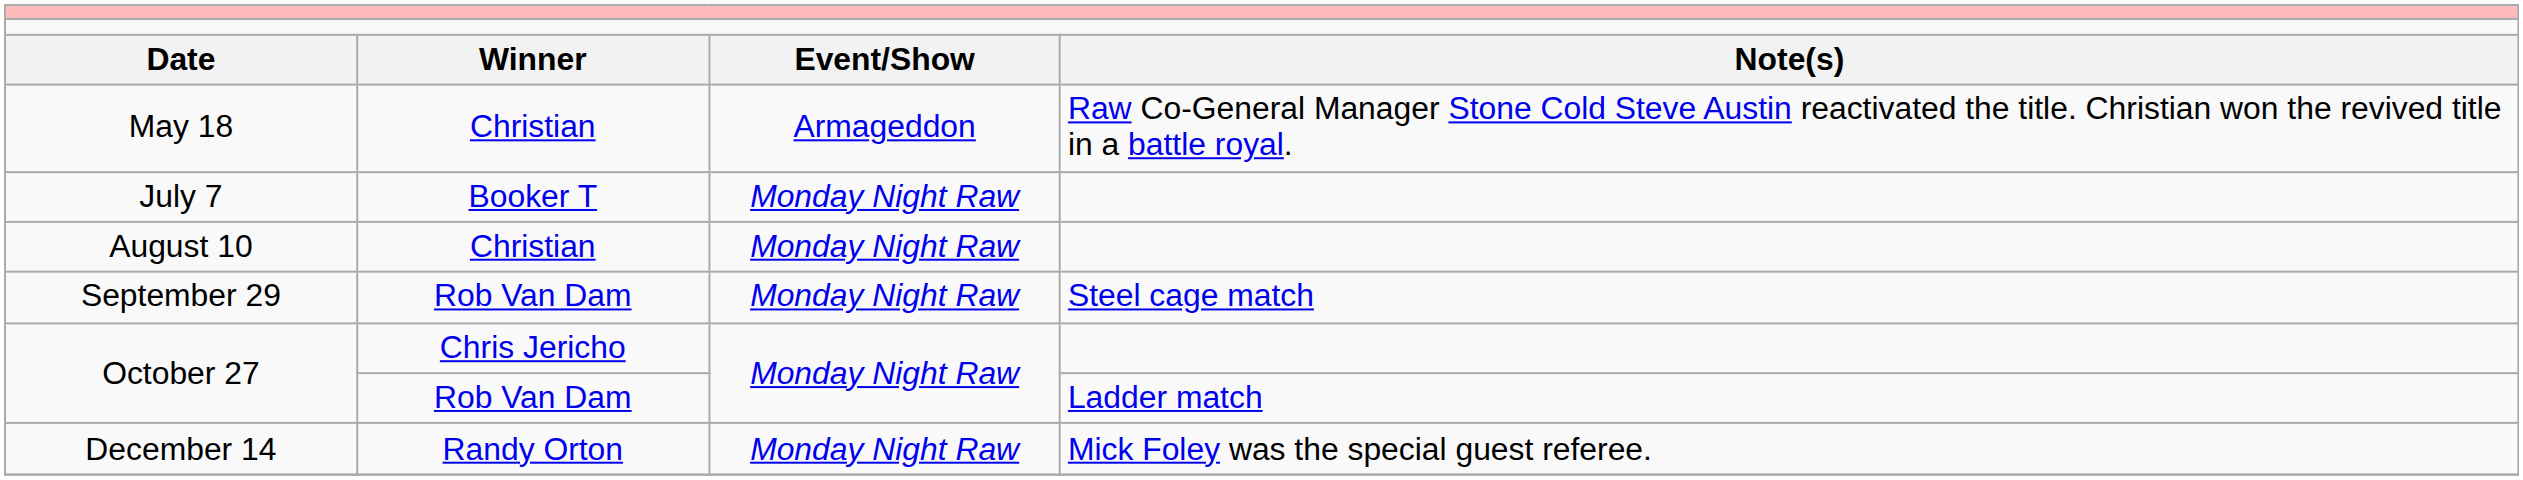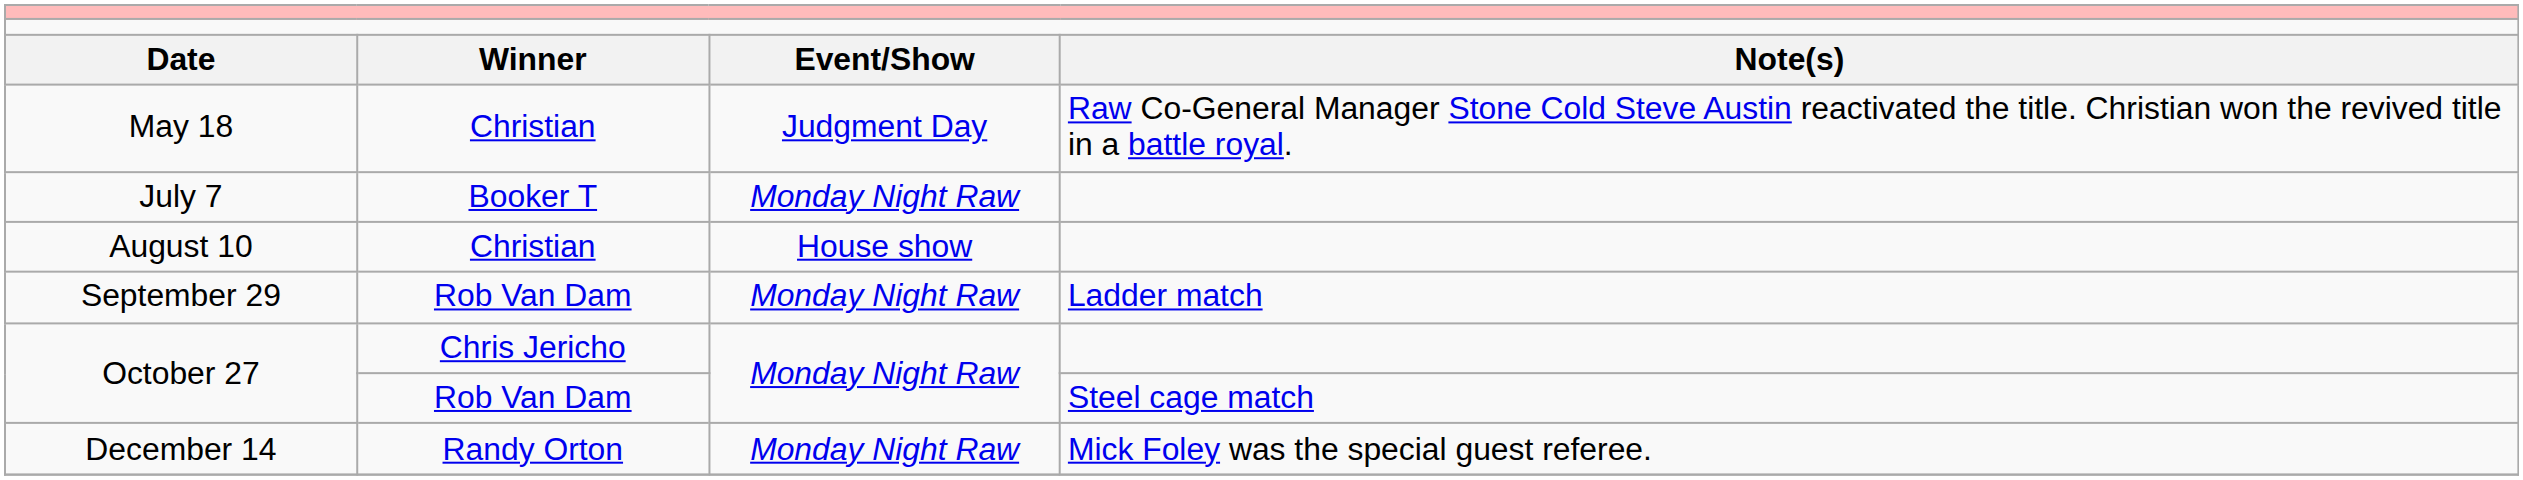(885, 127) Armageddon -> (885, 127) Judgment Day
(885, 246) Monday Night Raw -> (885, 246) House show
(1191, 296) Steel cage match -> (1165, 296) Ladder match
(1165, 397) Ladder match -> (1191, 397) Steel cage match
